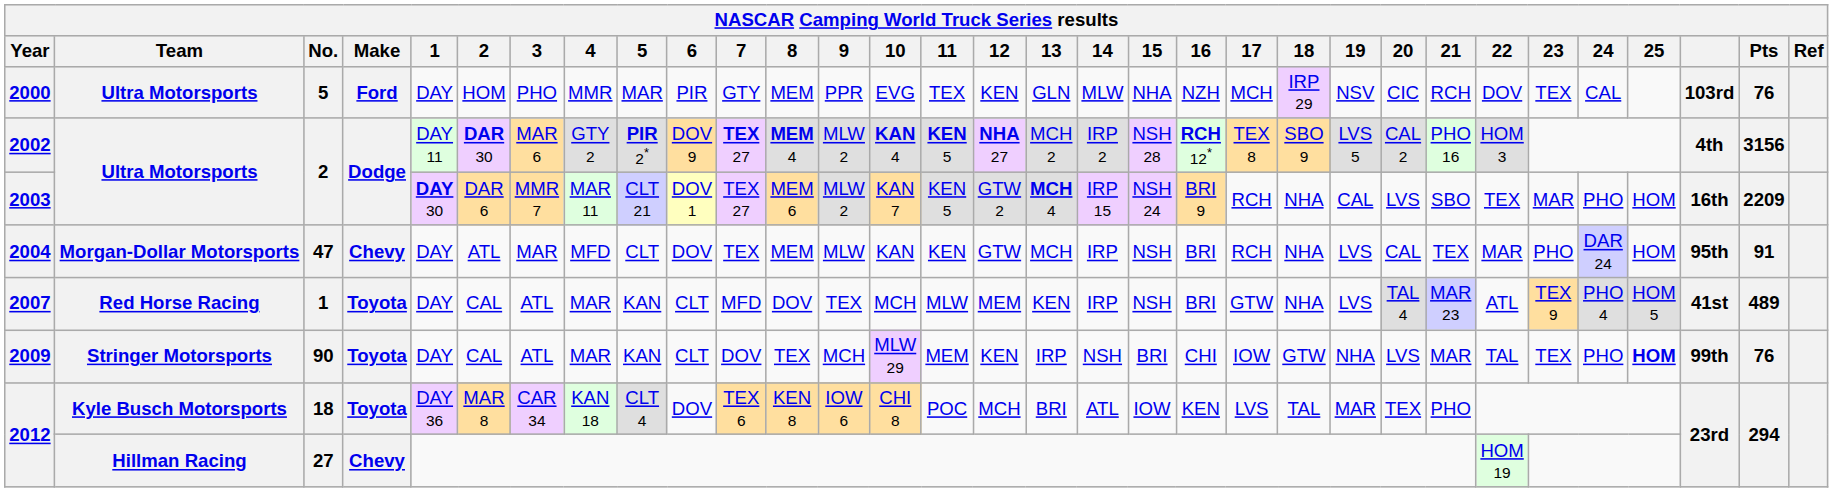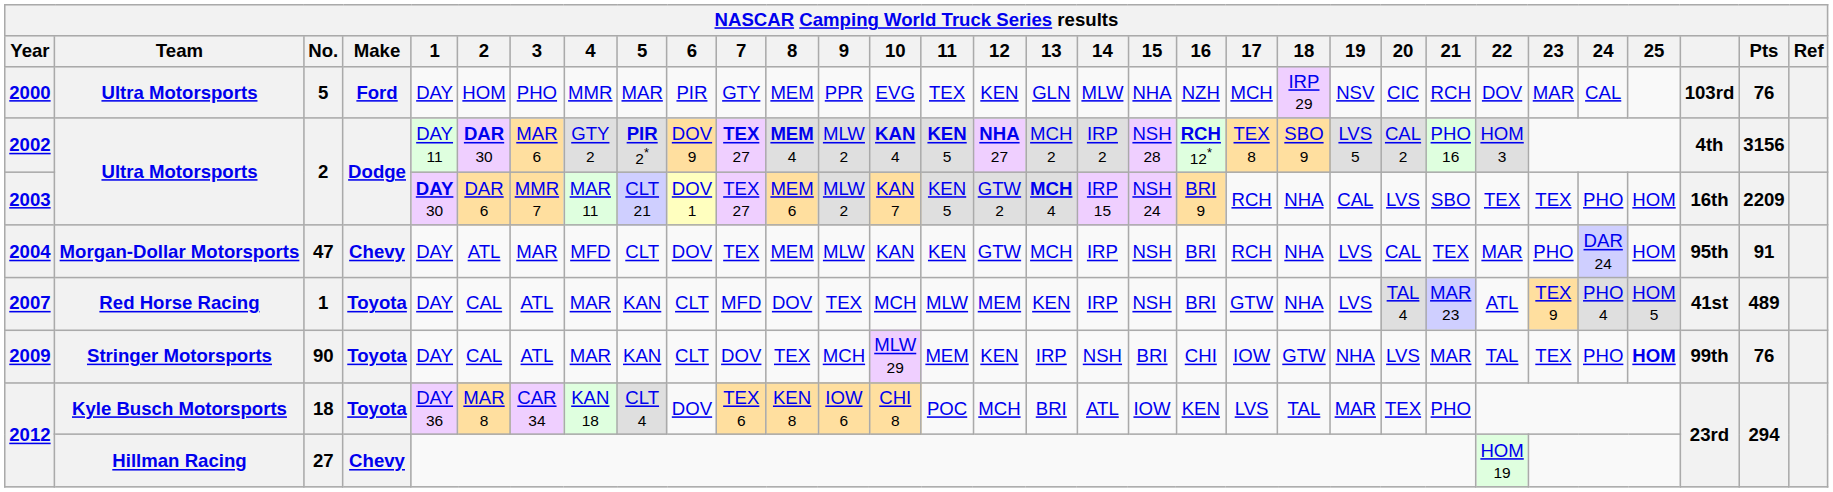(1553, 92) TEX -> (1553, 92) MAR
(1553, 199) MAR -> (1553, 199) TEX
